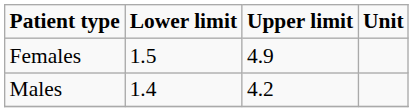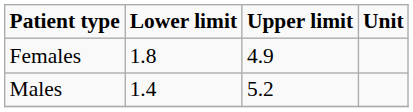(143, 55) 1.5 -> (143, 55) 1.8
(260, 89) 4.2 -> (260, 89) 5.2
